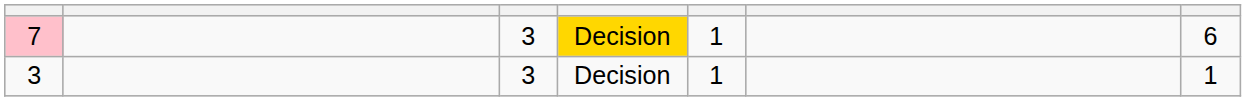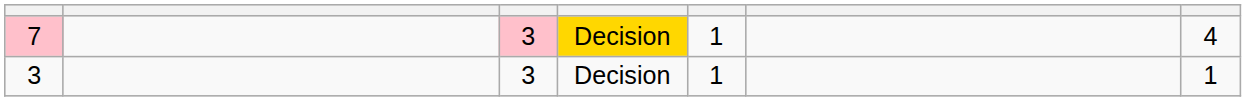(528, 35) no background -> (528, 35) pink background
(1210, 35) 6 -> (1210, 35) 4
